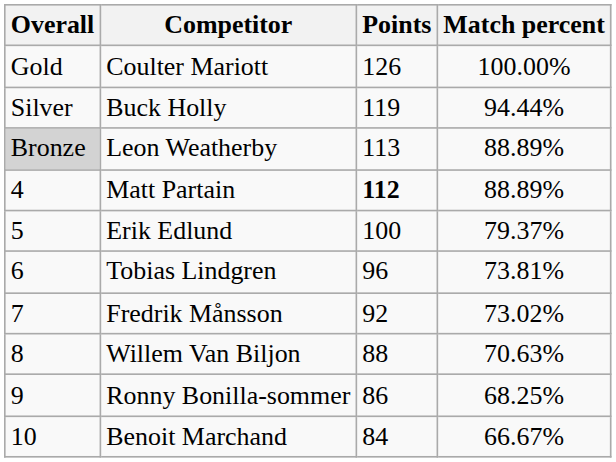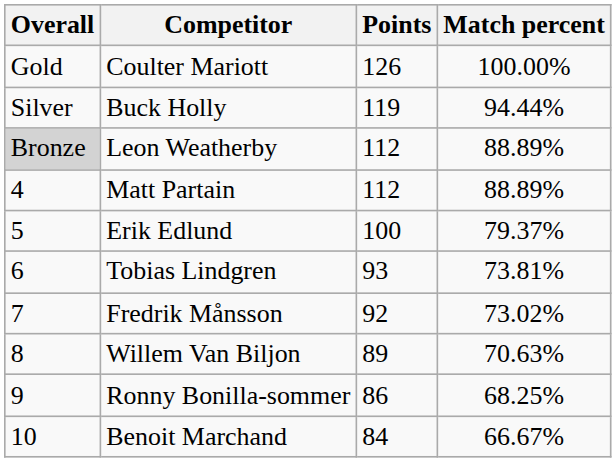(381, 148) 113 -> (381, 148) 112
(381, 189) bold -> (381, 189) normal
(375, 271) 96 -> (375, 271) 93
(375, 353) 88 -> (375, 353) 89
